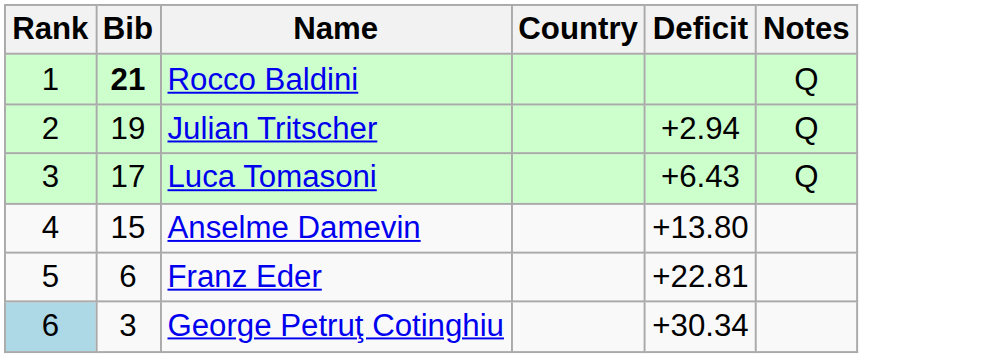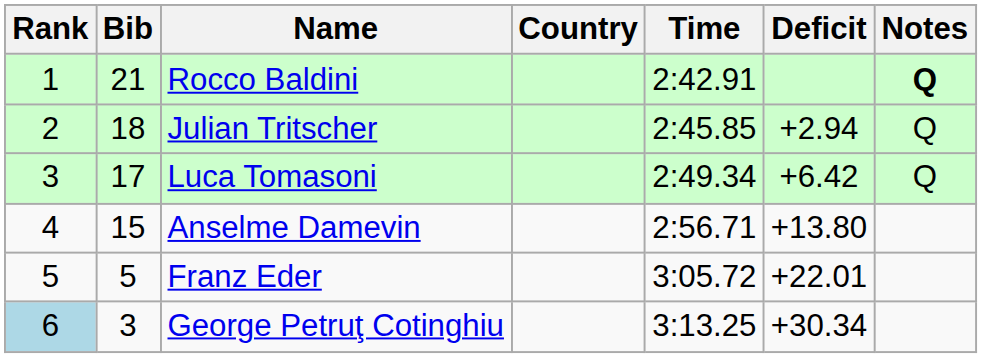+ column: (704, 29)
(128, 78) bold -> (128, 78) normal
(806, 78) normal -> (925, 78) bold
(128, 128) 19 -> (128, 128) 18
(700, 177) +6.43 -> (819, 177) +6.42
(128, 276) 6 -> (128, 276) 5
(700, 276) +22.81 -> (819, 276) +22.01
